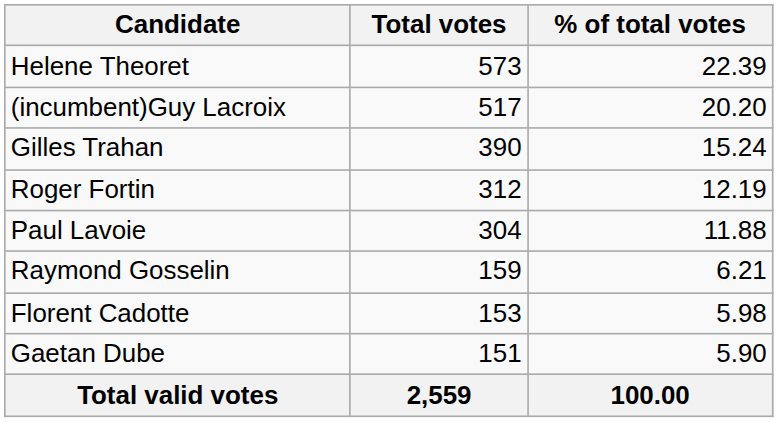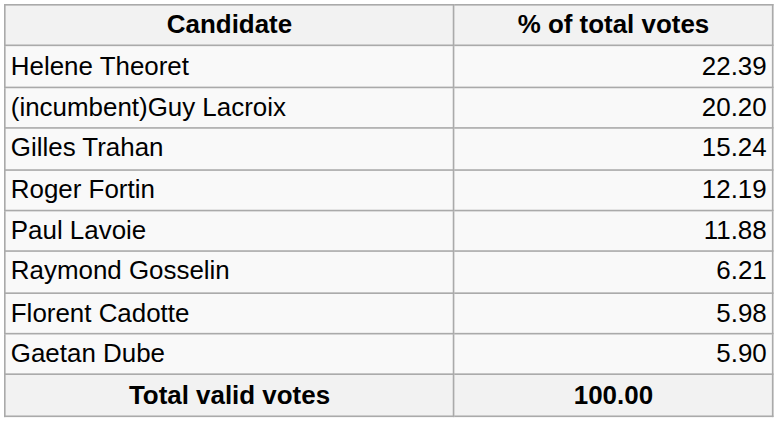- column: (439, 25)
